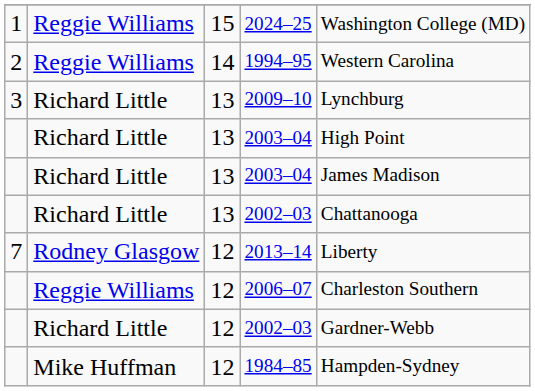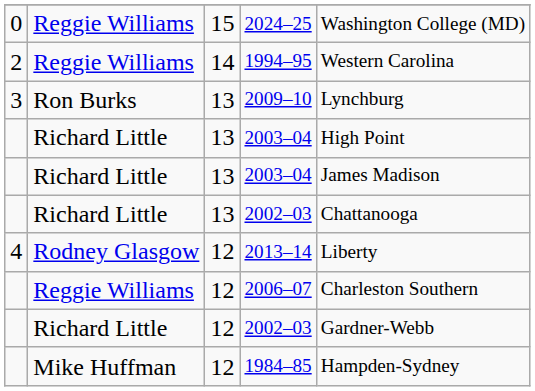(16, 23) 1 -> (16, 23) 0
(100, 99) Richard Little -> (85, 99) Ron Burks
(16, 251) 7 -> (16, 251) 4
